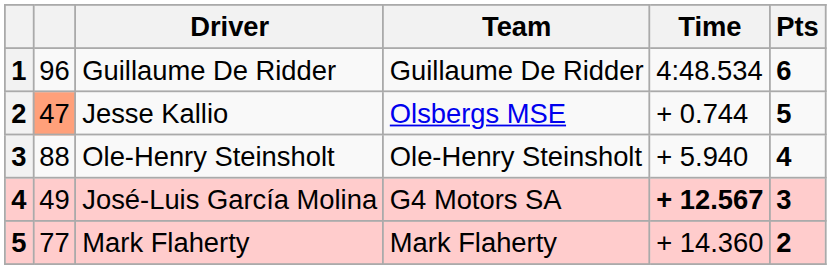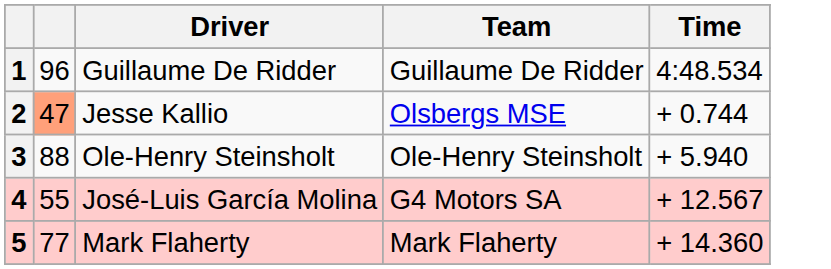- column: (797, 27)
(54, 200) 49 -> (54, 200) 55
(710, 200) bold -> (710, 200) normal
